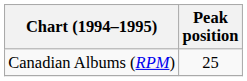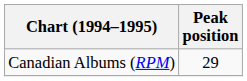(210, 62) 25 -> (210, 62) 29
